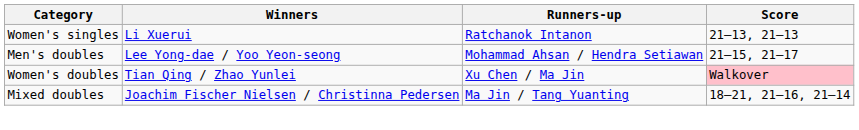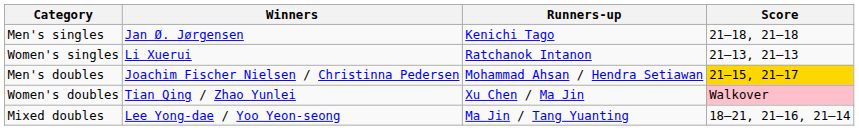+ row: (56, 35)
(233, 55) Lee Yong-dae / Yoo Yeon-seong -> (292, 75) Joachim Fischer Nielsen / Christinna Pedersen
(754, 55) no background -> (754, 75) gold background
(292, 95) Joachim Fischer Nielsen / Christinna Pedersen -> (233, 115) Lee Yong-dae / Yoo Yeon-seong
